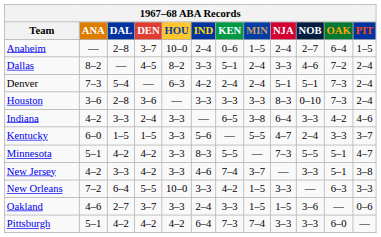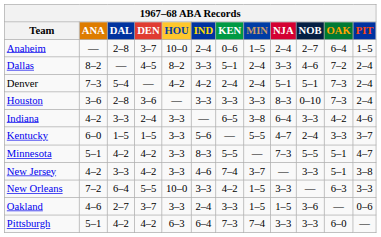(177, 83) 6–3 -> (177, 83) 4–2
(177, 223) 4–2 -> (177, 223) 6–3
